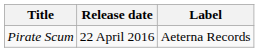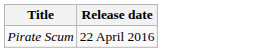- column: (206, 15)
